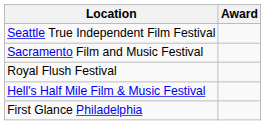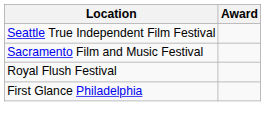- row: (106, 91)
